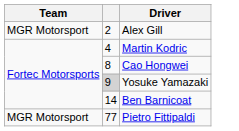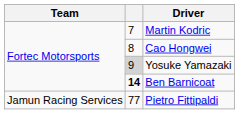- row: (142, 30)
(108, 47) 4 -> (131, 30) 7
(111, 100) normal -> (134, 82) bold
(48, 117) MGR Motorsport -> (65, 100) Jamun Racing Services
